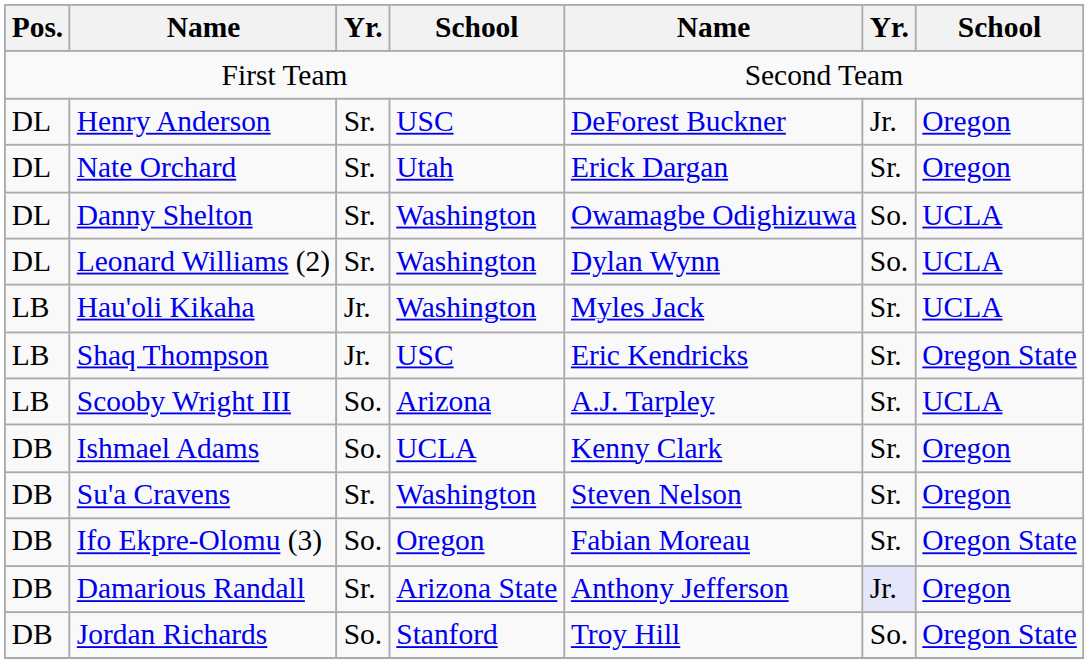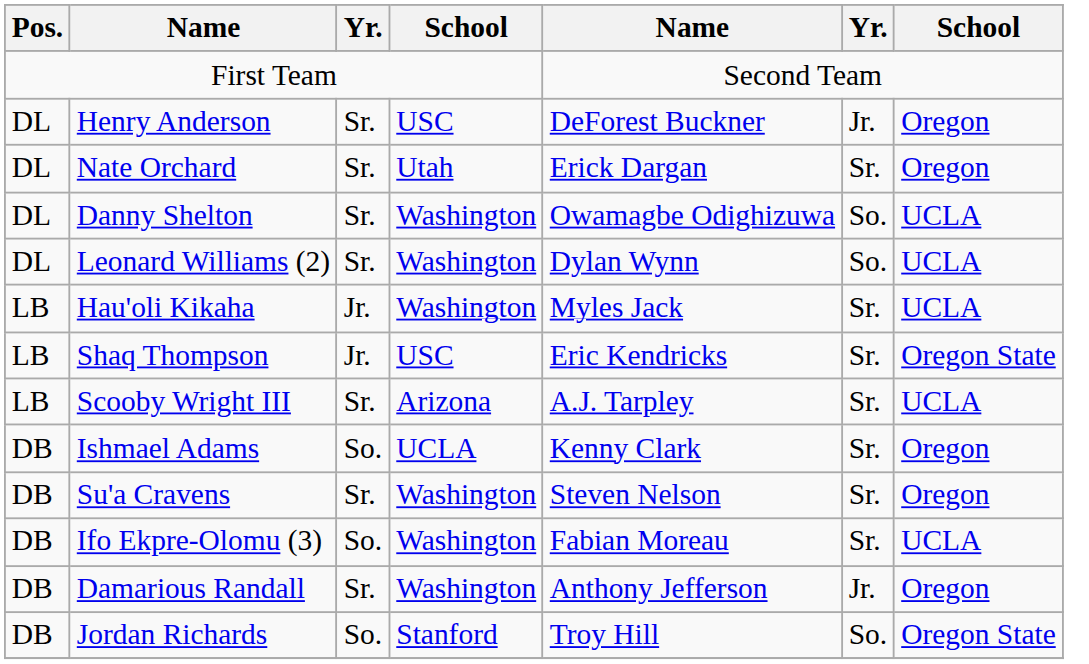(363, 401) So. -> (360, 401) Sr.
(440, 541) Oregon -> (466, 541) Washington
(1000, 541) Oregon State -> (941, 541) UCLA
(477, 588) Arizona State -> (466, 588) Washington
(883, 588) lavender background -> (862, 588) no background
